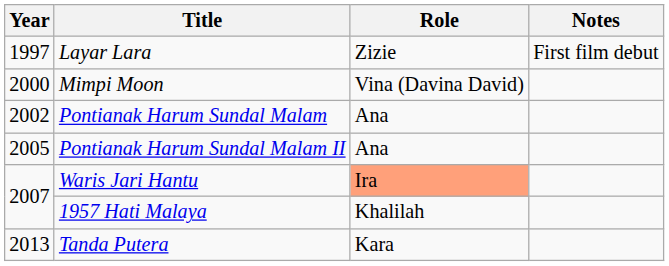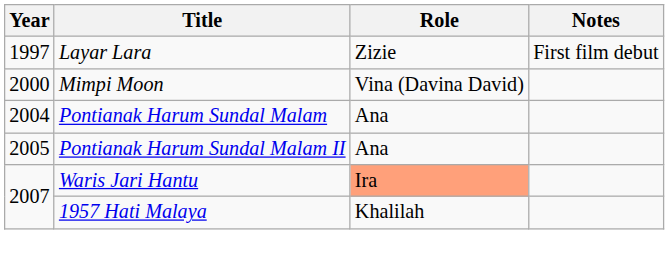(29, 116) 2002 -> (29, 116) 2004
- row: (114, 244)
